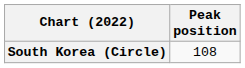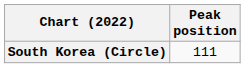(205, 52) 108 -> (205, 52) 111
